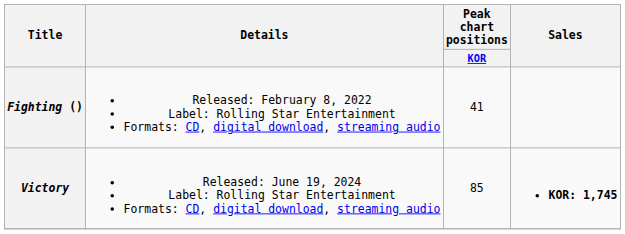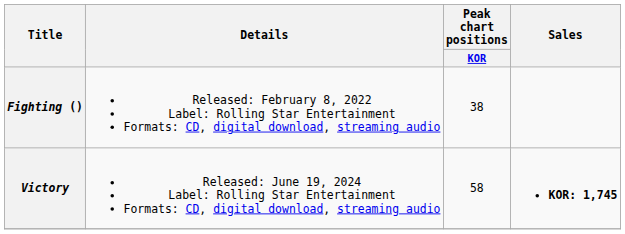(477, 107) 41 -> (477, 107) 38
(477, 188) 85 -> (477, 188) 58
